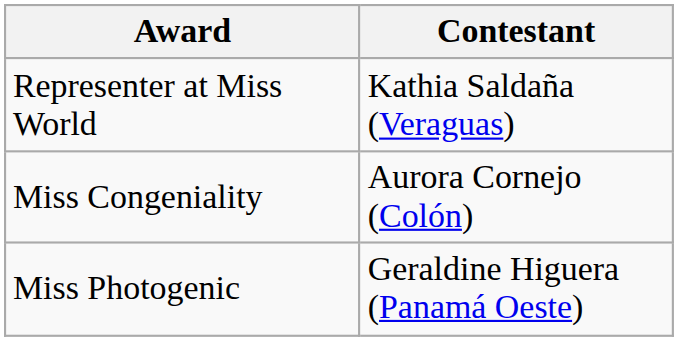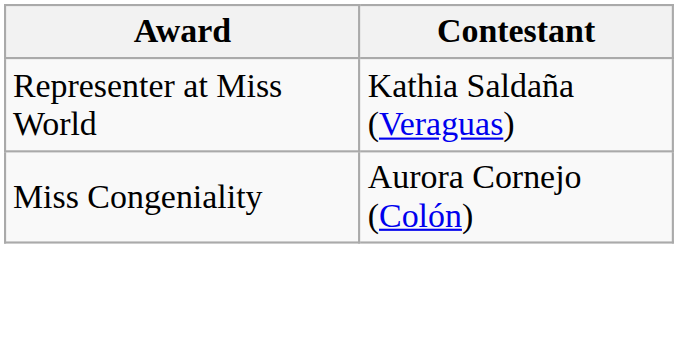- row: (126, 288)
